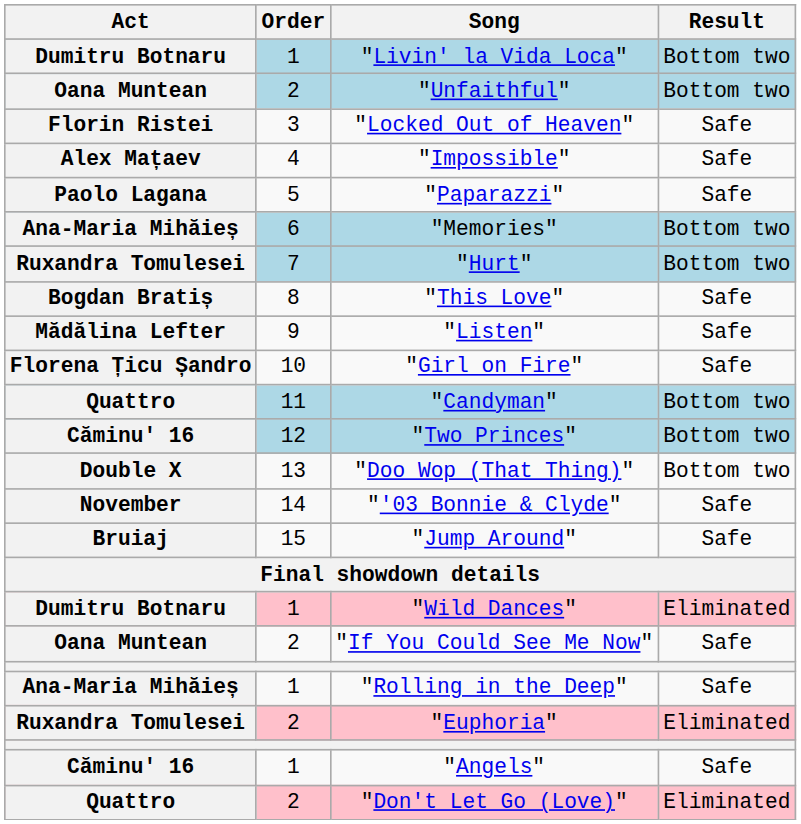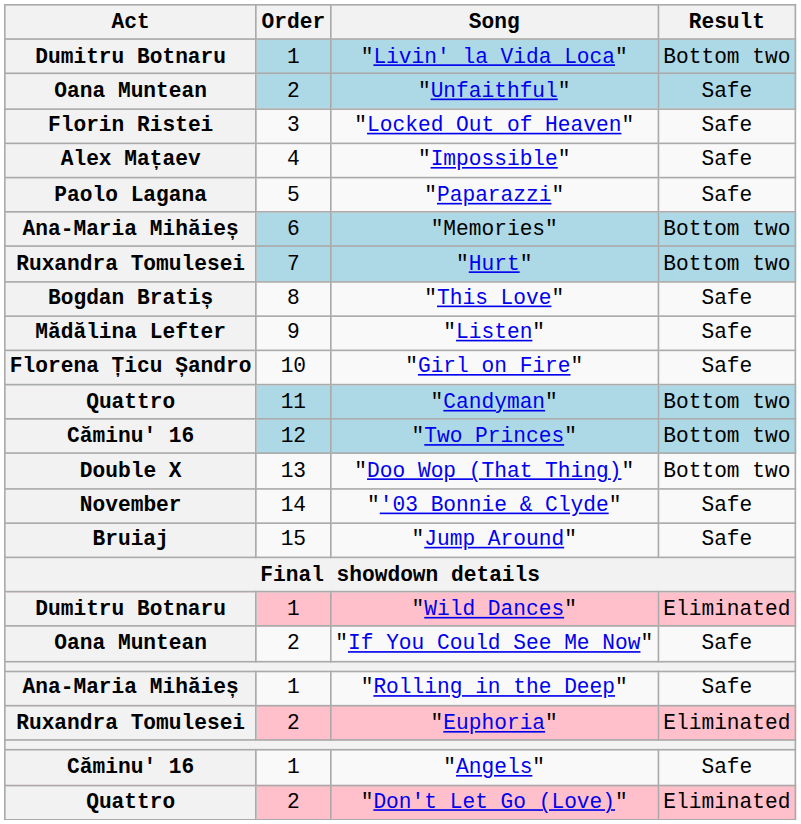(727, 91) Bottom two -> (727, 91) Safe
